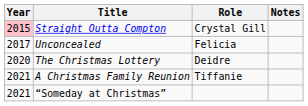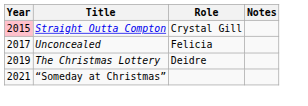(19, 61) 2020 -> (19, 61) 2019
- row: (113, 77)
